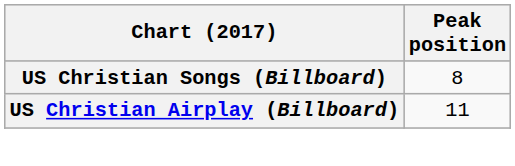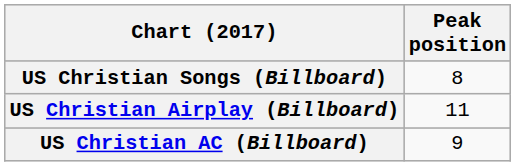+ row: (204, 144)
